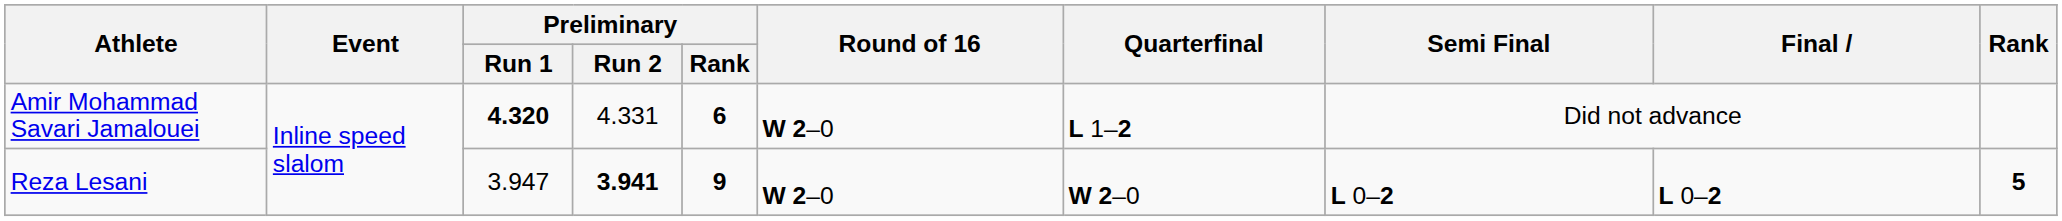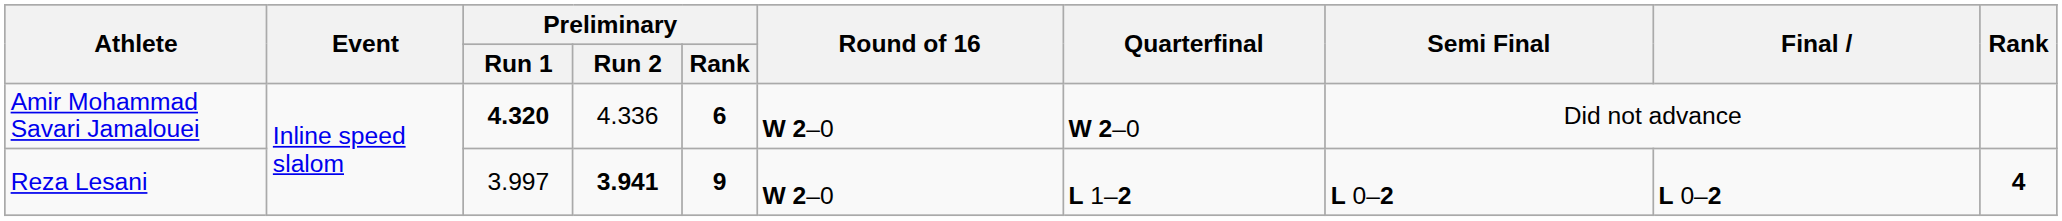(628, 116) 4.331 -> (628, 116) 4.336
(1100, 130) L 1–2 -> (1104, 130) W 2–0
(518, 182) 3.947 -> (518, 182) 3.997
(1104, 196) W 2–0 -> (1100, 196) L 1–2
(2019, 182) 5 -> (2019, 182) 4
